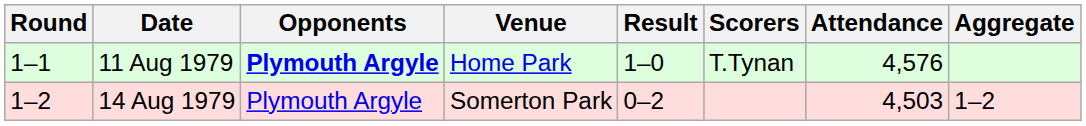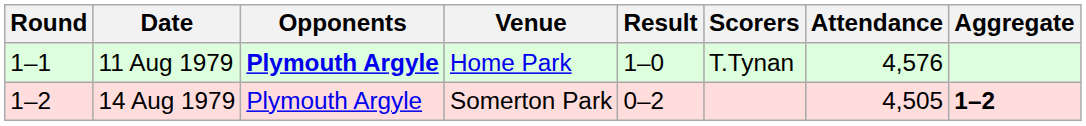(913, 100) 4,503 -> (913, 100) 4,505
(975, 100) normal -> (975, 100) bold
